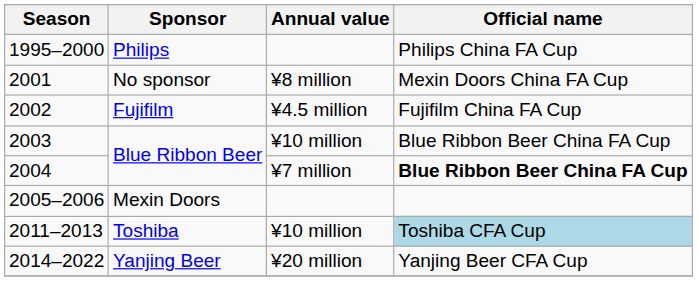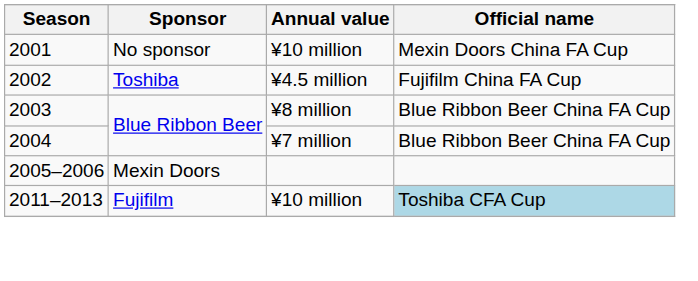- row: (57, 49)
(311, 79) ¥8 million -> (317, 49) ¥10 million
(143, 110) Fujifilm -> (146, 79) Toshiba
(317, 140) ¥10 million -> (311, 110) ¥8 million
(543, 170) bold -> (534, 140) normal
(146, 230) Toshiba -> (143, 200) Fujifilm
- row: (57, 261)
